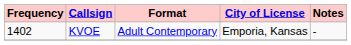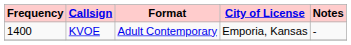(19, 31) 1402 -> (19, 31) 1400
